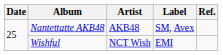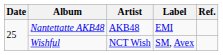(175, 27) SM, Avex -> (164, 27) EMI
(164, 43) EMI -> (175, 43) SM, Avex
